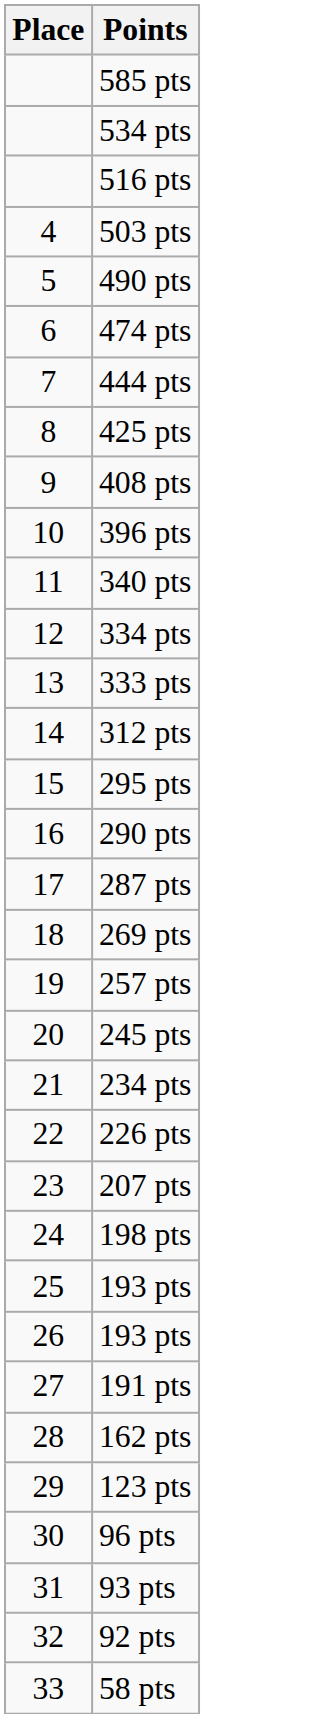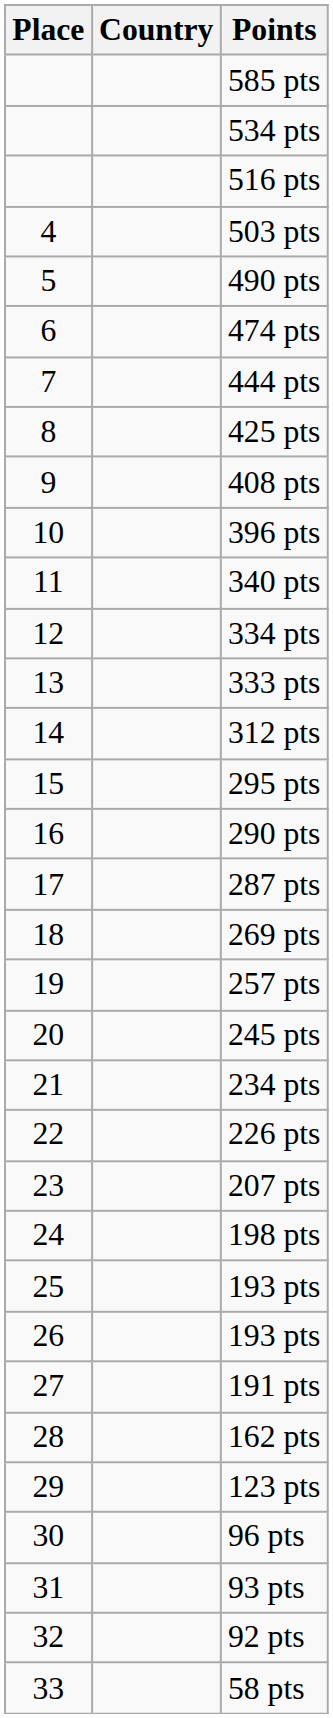+ column: (156, 29)
